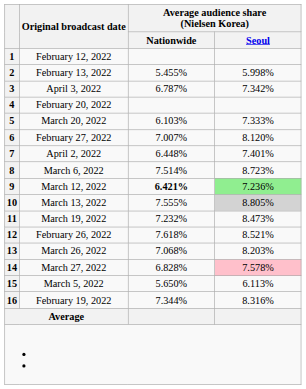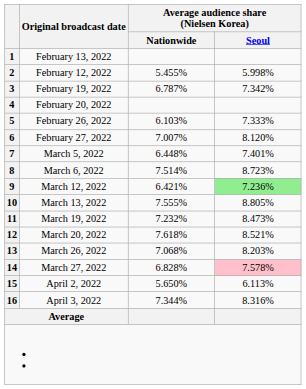(74, 56) February 12, 2022 -> (74, 56) February 13, 2022
(74, 72) February 13, 2022 -> (74, 72) February 12, 2022
(74, 89) April 3, 2022 -> (74, 89) February 19, 2022
(74, 121) March 20, 2022 -> (74, 121) February 26, 2022
(74, 154) April 2, 2022 -> (74, 154) March 5, 2022
(171, 186) bold -> (171, 186) normal
(258, 202) lightgrey background -> (258, 202) no background
(74, 235) February 26, 2022 -> (74, 235) March 20, 2022
(74, 283) March 5, 2022 -> (74, 283) April 2, 2022
(74, 300) February 19, 2022 -> (74, 300) April 3, 2022
